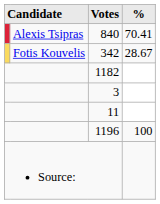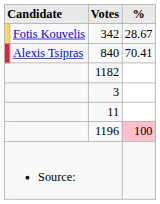rows swapped: (110, 33) <-> (110, 53)
(143, 131) no background -> (143, 131) pink background
